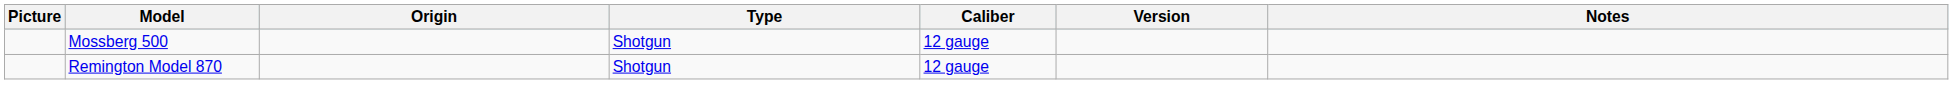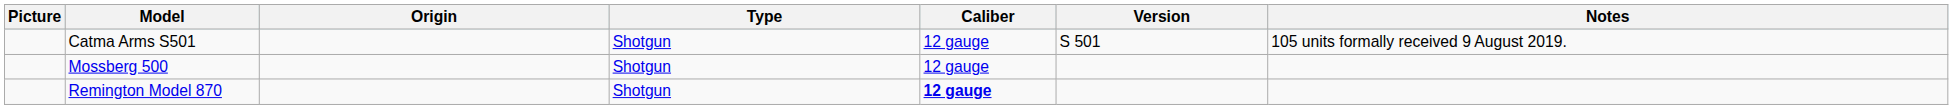+ row: (132, 41)
(956, 66) normal -> (958, 91) bold
